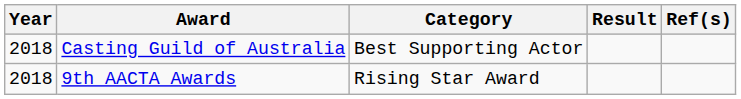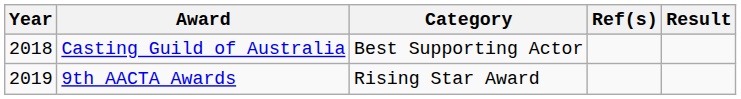columns swapped: (625, 20) <-> (699, 20)
(31, 79) 2018 -> (31, 79) 2019
